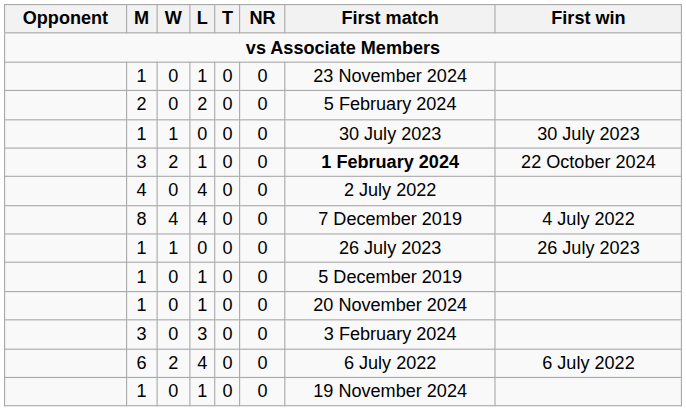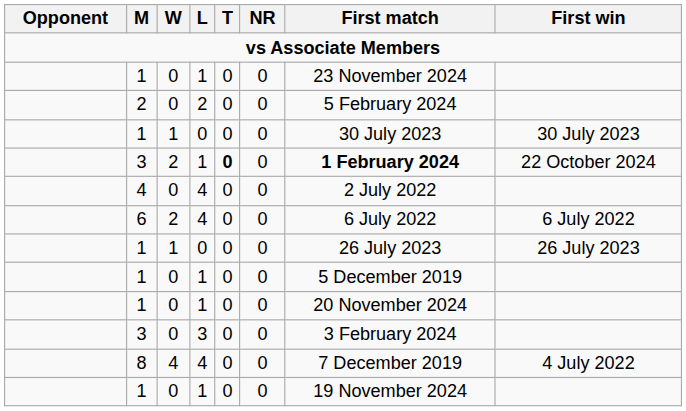(227, 162) normal -> (227, 162) bold
rows swapped: (142, 219) <-> (142, 362)
